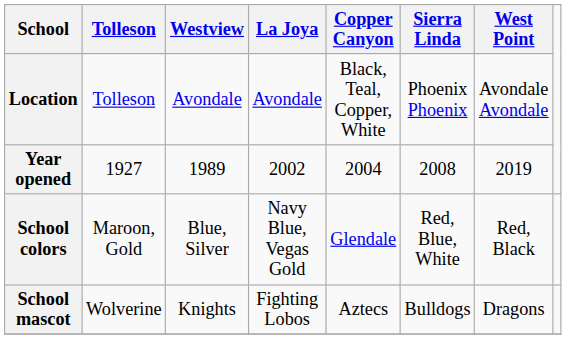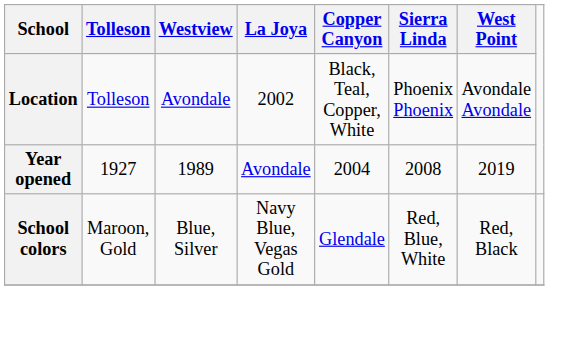(287, 99) Avondale -> (276, 99) 2002
(287, 169) 2002 -> (276, 169) Avondale
- row: (43, 309)
